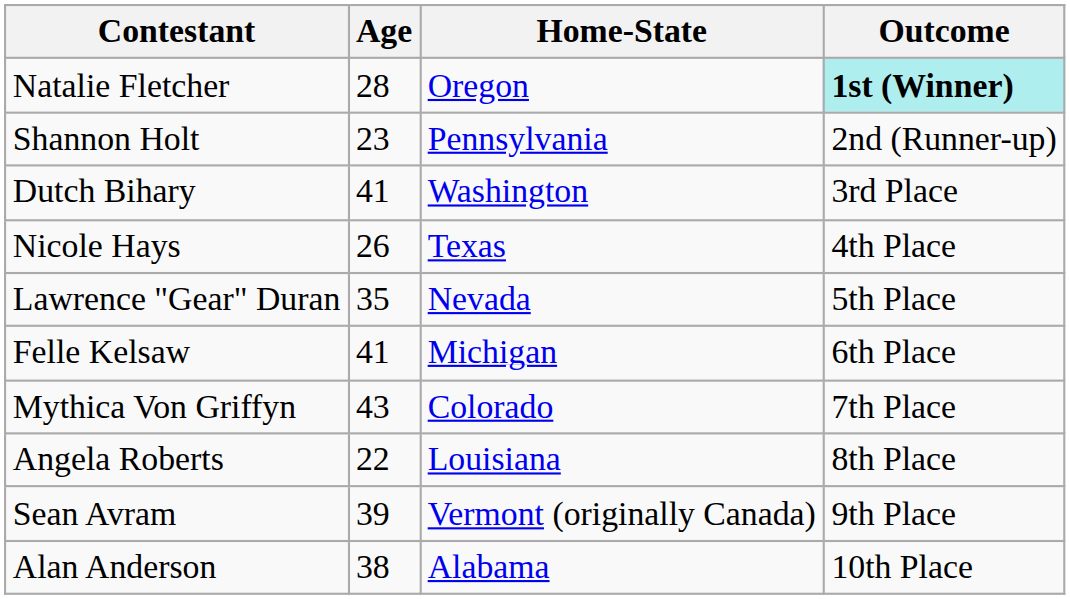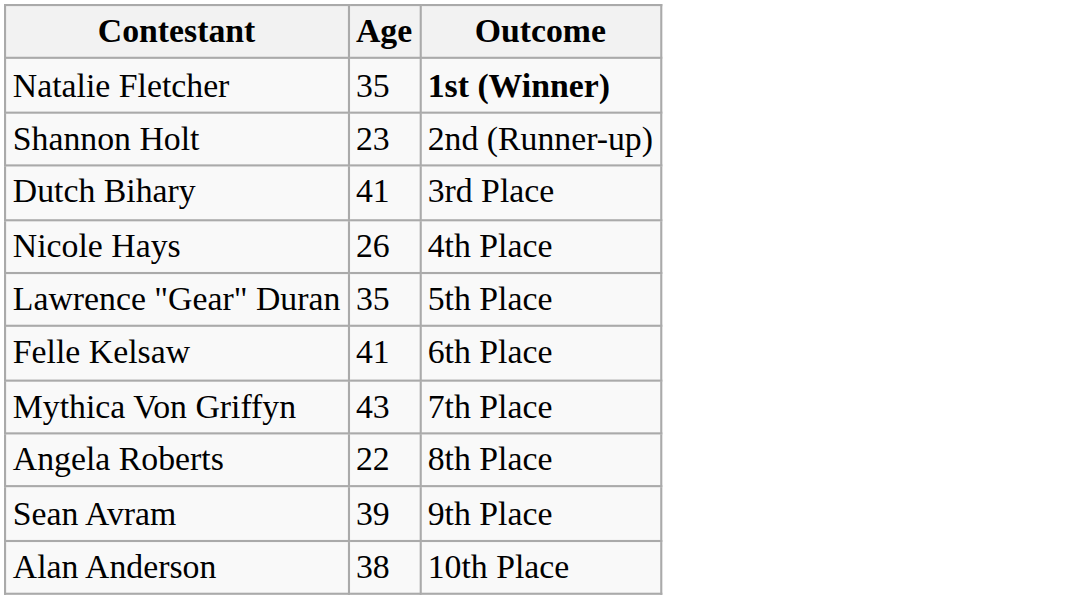- column: (622, 31)
(373, 84) 28 -> (373, 84) 35
(923, 84) paleturquoise background -> (519, 84) no background
